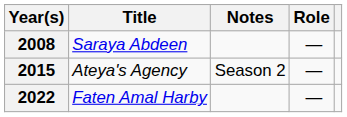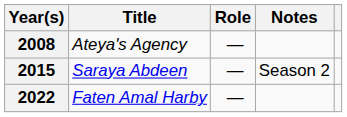columns swapped: (312, 17) <-> (250, 17)
(130, 44) Saraya Abdeen -> (130, 44) Ateya's Agency
(130, 71) Ateya's Agency -> (130, 71) Saraya Abdeen
